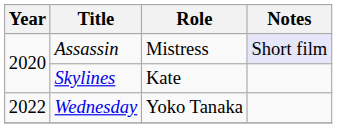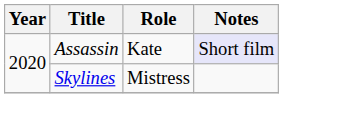(177, 48) Mistress -> (145, 48) Kate
(163, 78) Kate -> (158, 78) Mistress
- row: (96, 107)
